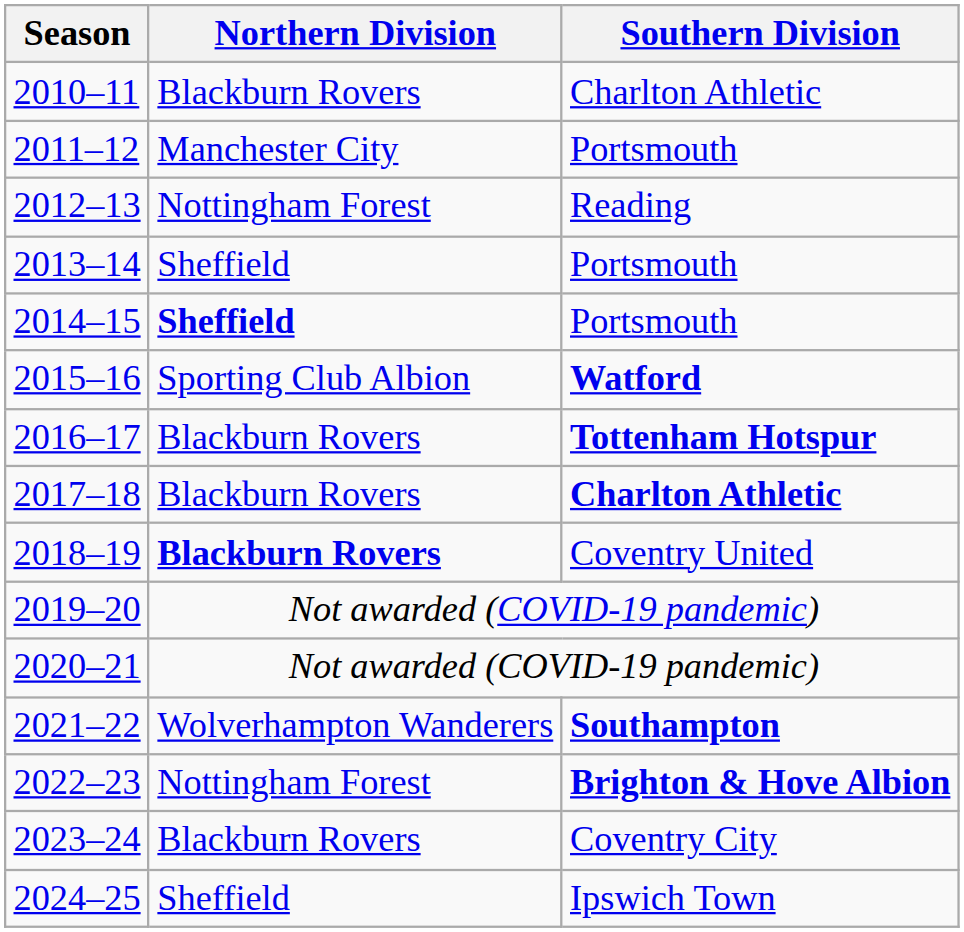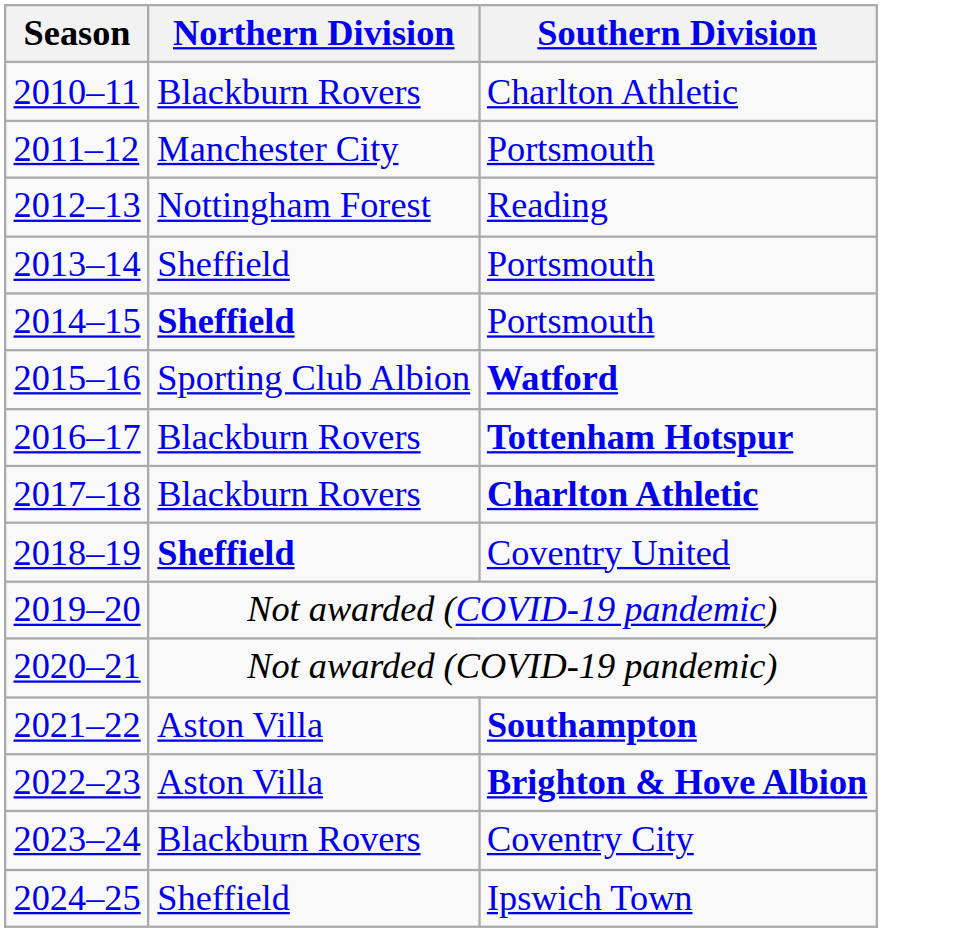(299, 551) Blackburn Rovers -> (226, 551) Sheffield
(355, 724) Wolverhampton Wanderers -> (240, 724) Aston Villa
(294, 782) Nottingham Forest -> (240, 782) Aston Villa
